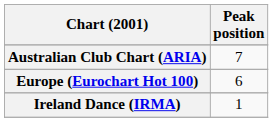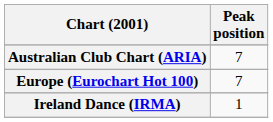(239, 81) 6 -> (239, 81) 7
